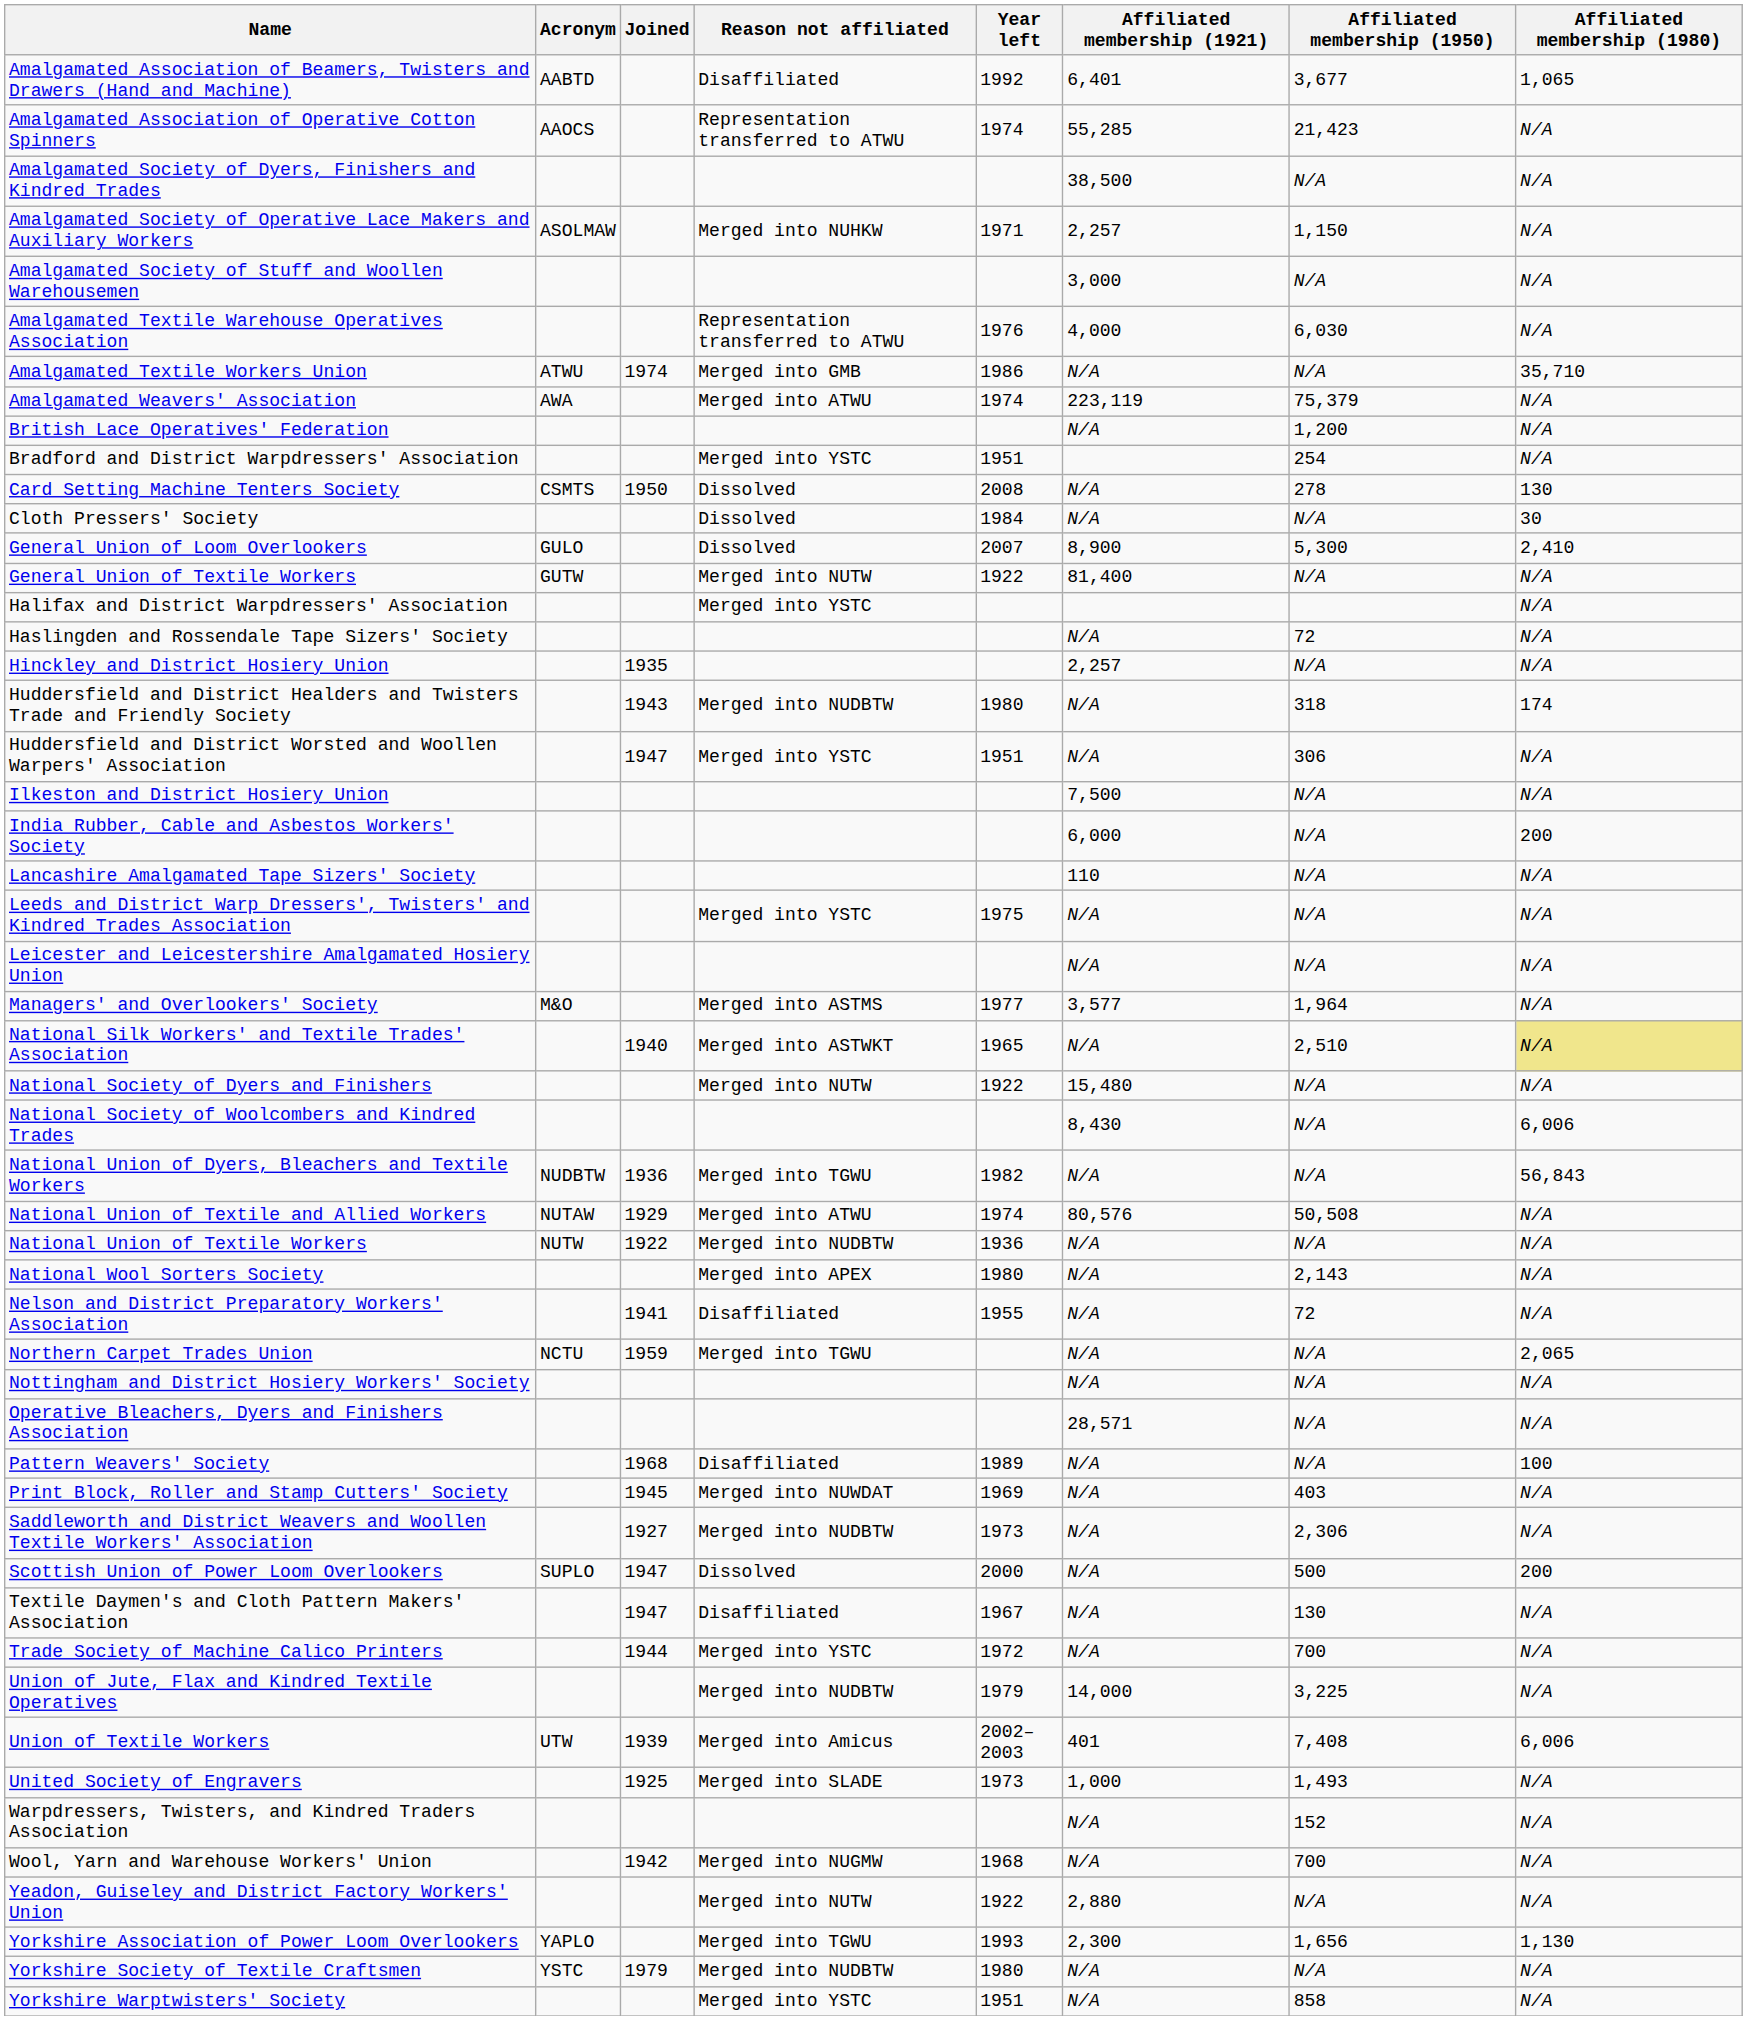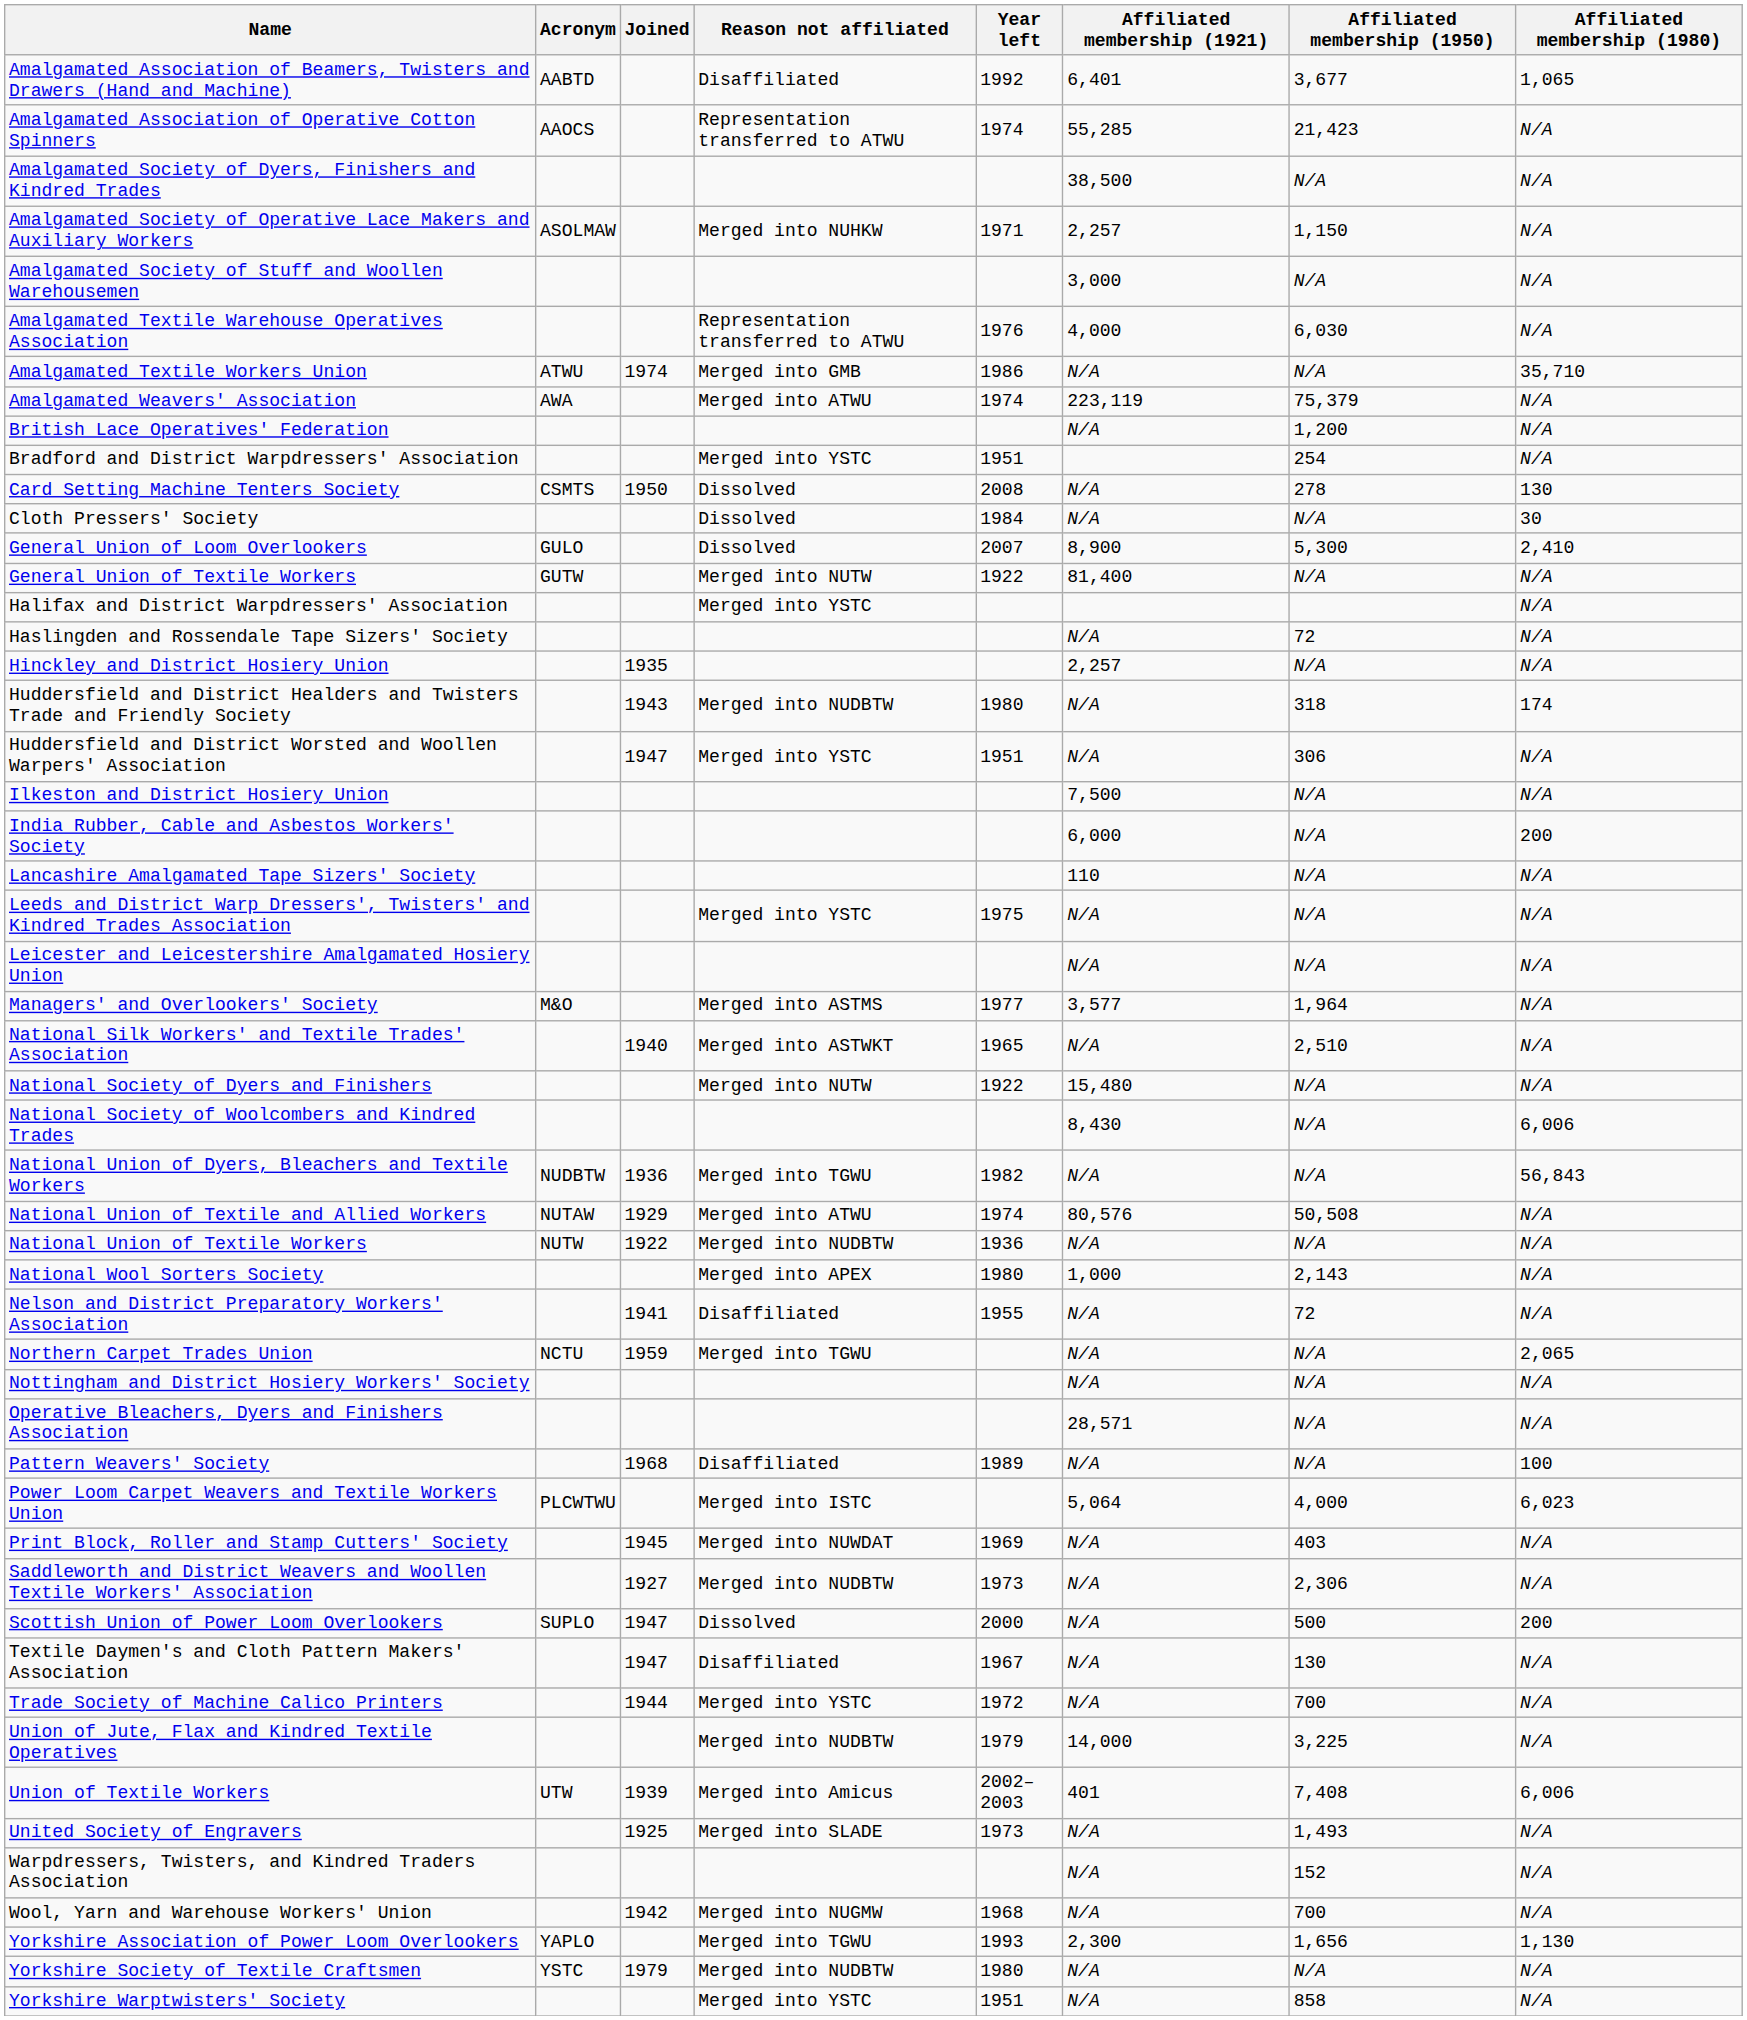(1536, 1046) khaki background -> (1536, 1046) no background
(1084, 1275) N/A -> (1094, 1275) 1,000
+ row: (253, 1503)
(1094, 1783) 1,000 -> (1084, 1833) N/A
- row: (258, 1902)
